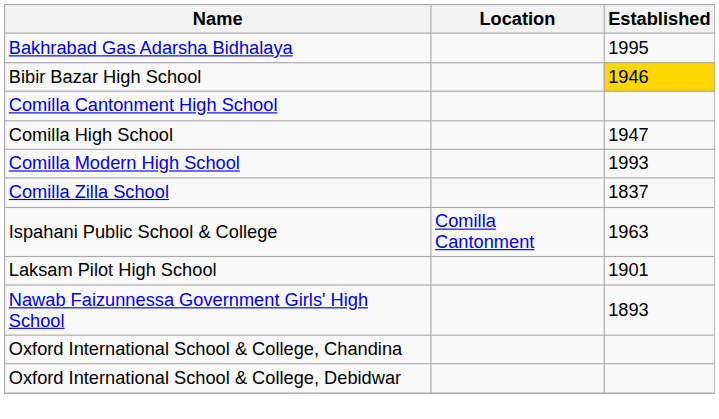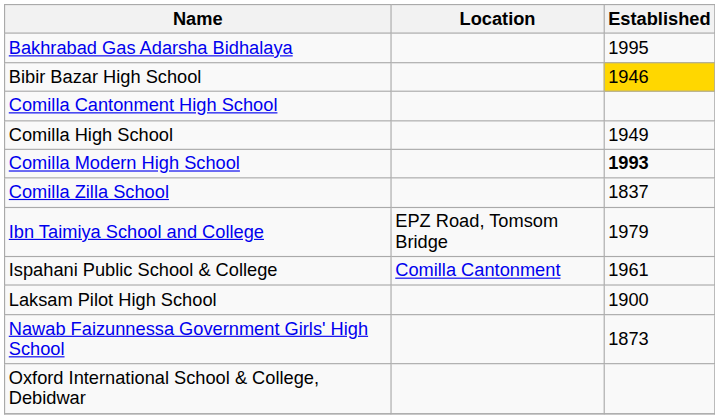(628, 134) 1947 -> (628, 134) 1949
(628, 163) normal -> (628, 163) bold
+ row: (136, 231)
(628, 231) 1963 -> (628, 270) 1961
(628, 270) 1901 -> (628, 299) 1900
(628, 310) 1893 -> (628, 339) 1873
- row: (205, 349)
